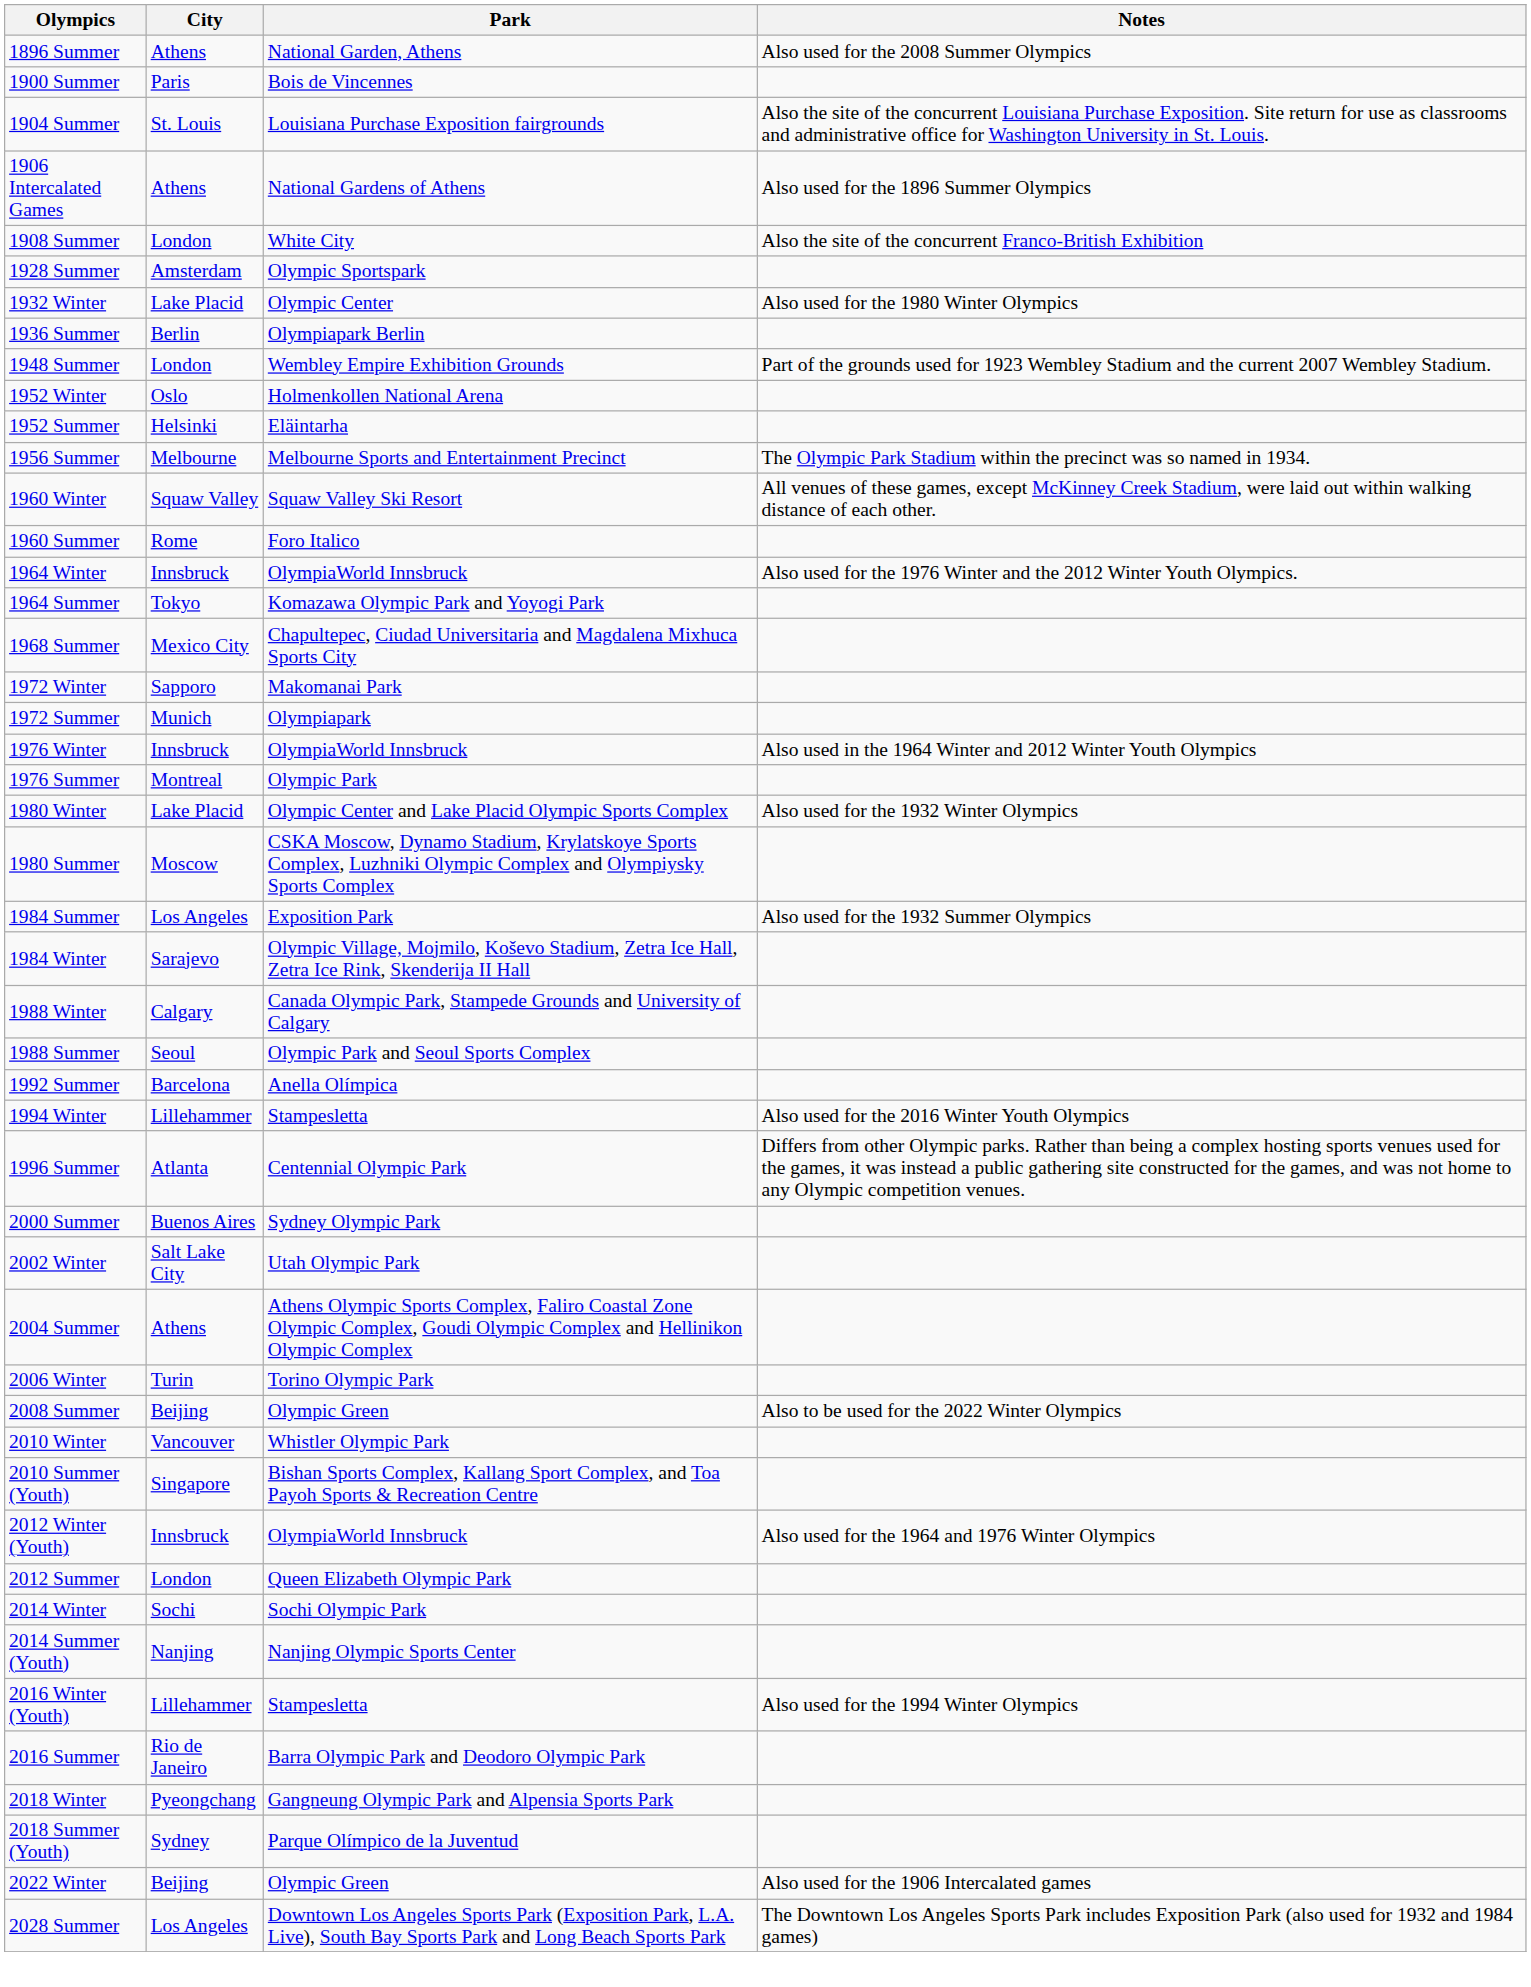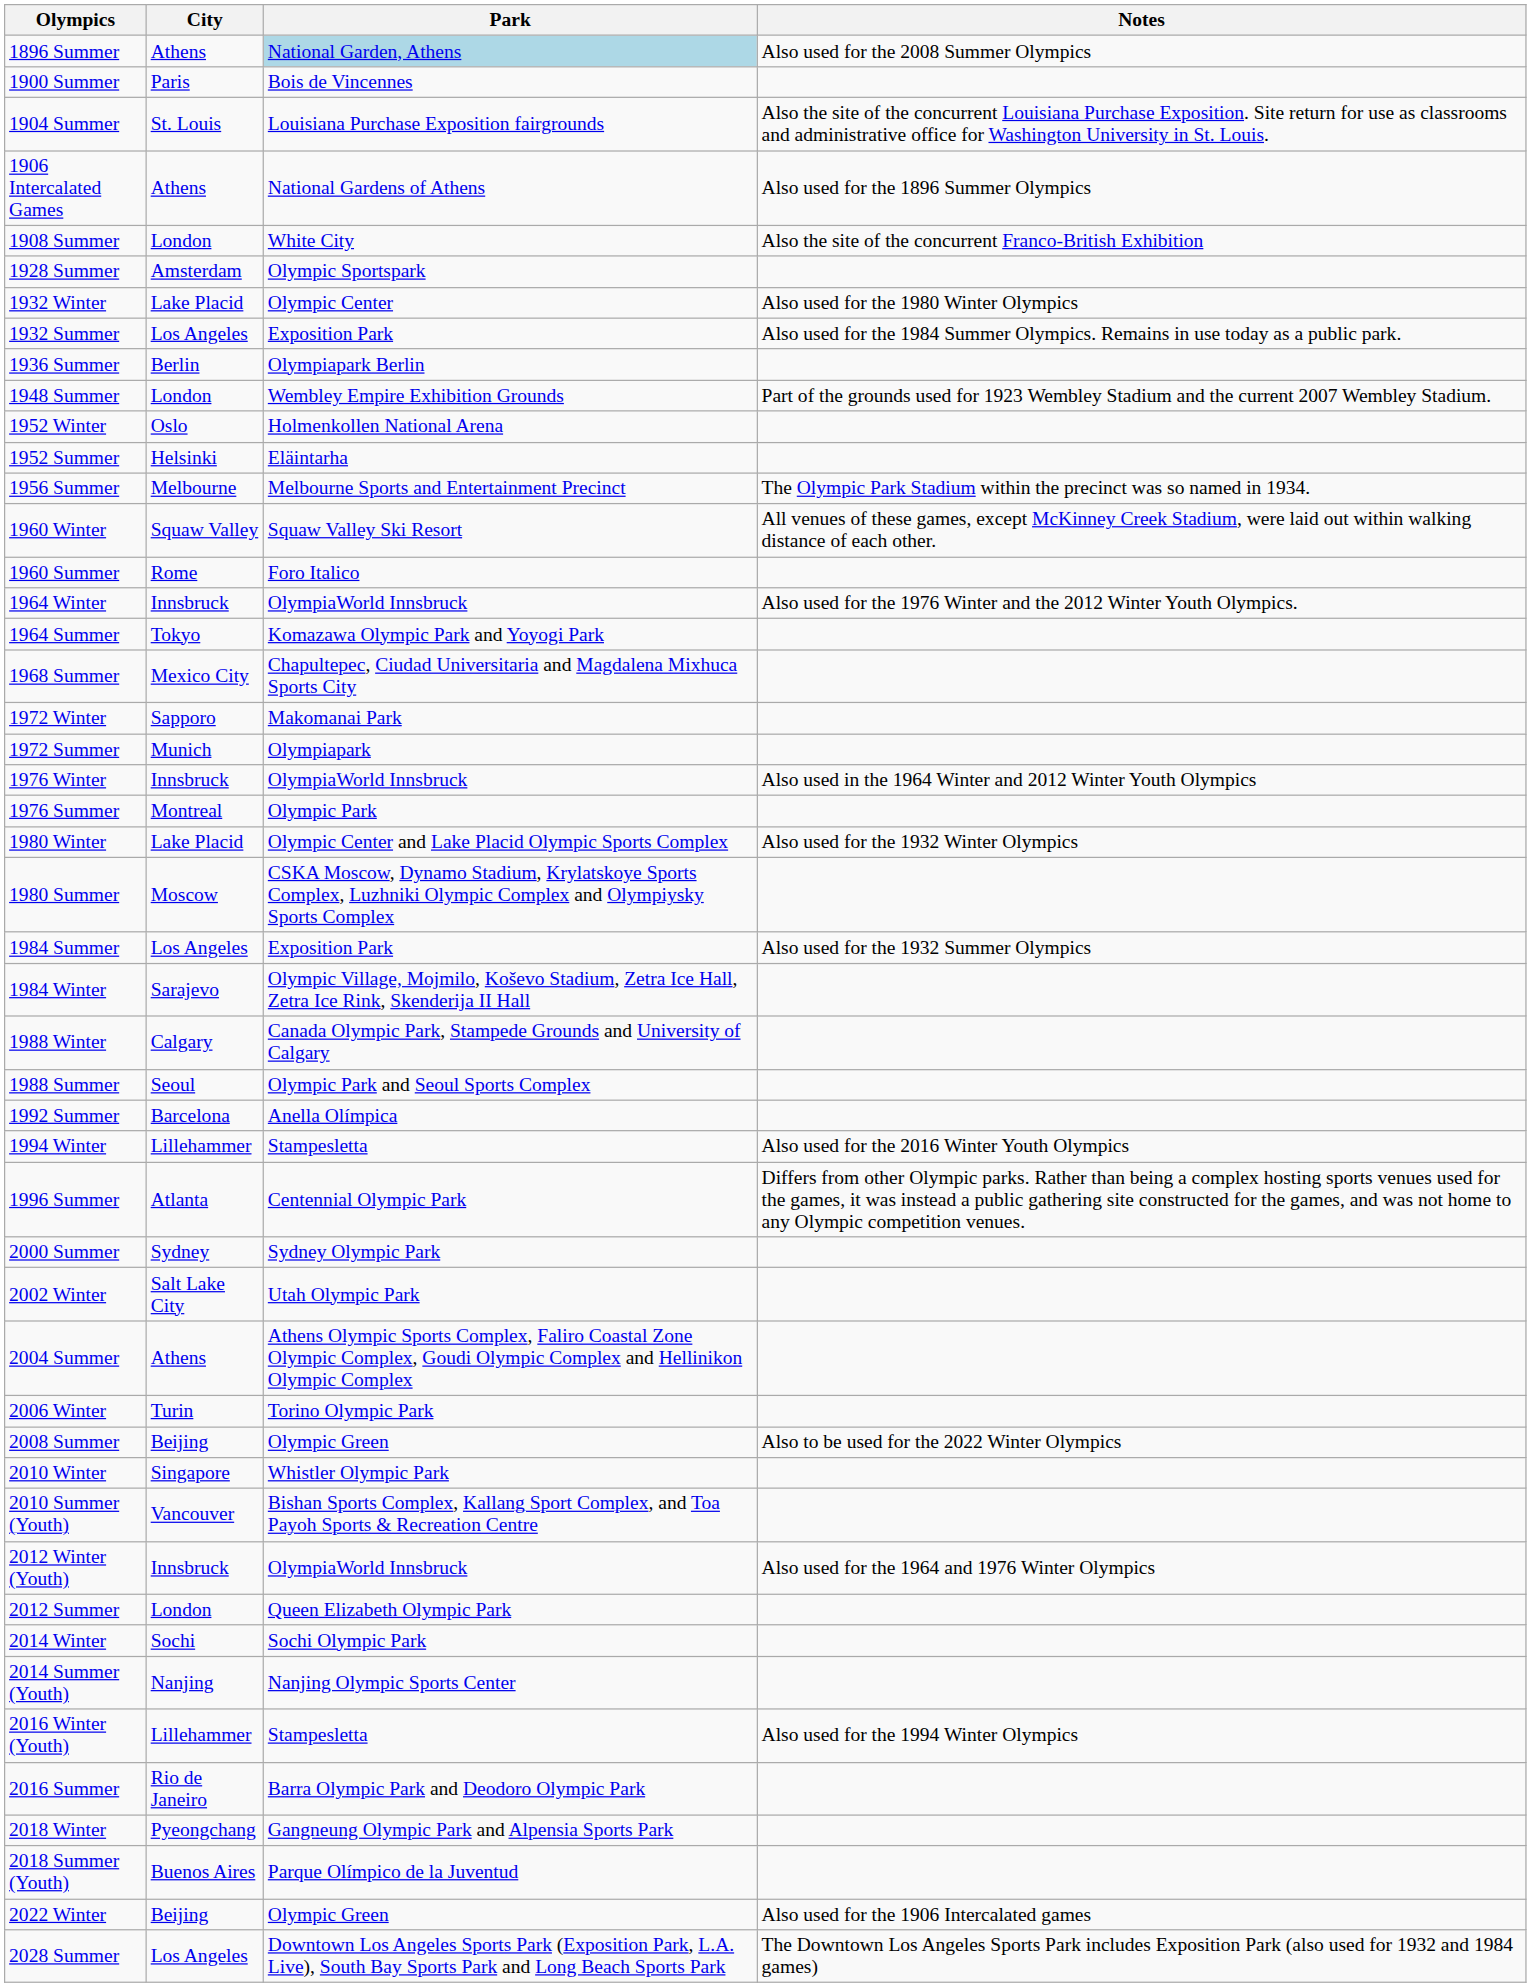(365, 50) no background -> (365, 50) lightblue background
+ row: (64, 333)
(203, 1221) Buenos Aires -> (180, 1252) Sydney
(192, 1441) Vancouver -> (190, 1472) Singapore
(190, 1483) Singapore -> (192, 1514) Vancouver
(180, 1841) Sydney -> (203, 1872) Buenos Aires
